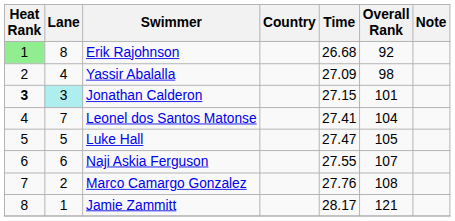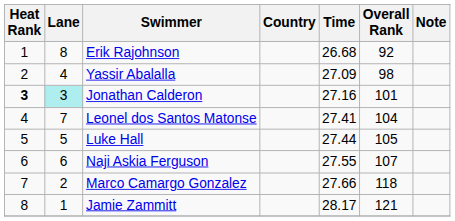(24, 52) lightgreen background -> (24, 52) no background
(339, 96) 27.15 -> (339, 96) 27.16
(339, 140) 27.47 -> (339, 140) 27.44
(339, 183) 27.76 -> (339, 183) 27.66
(386, 183) 108 -> (386, 183) 118
